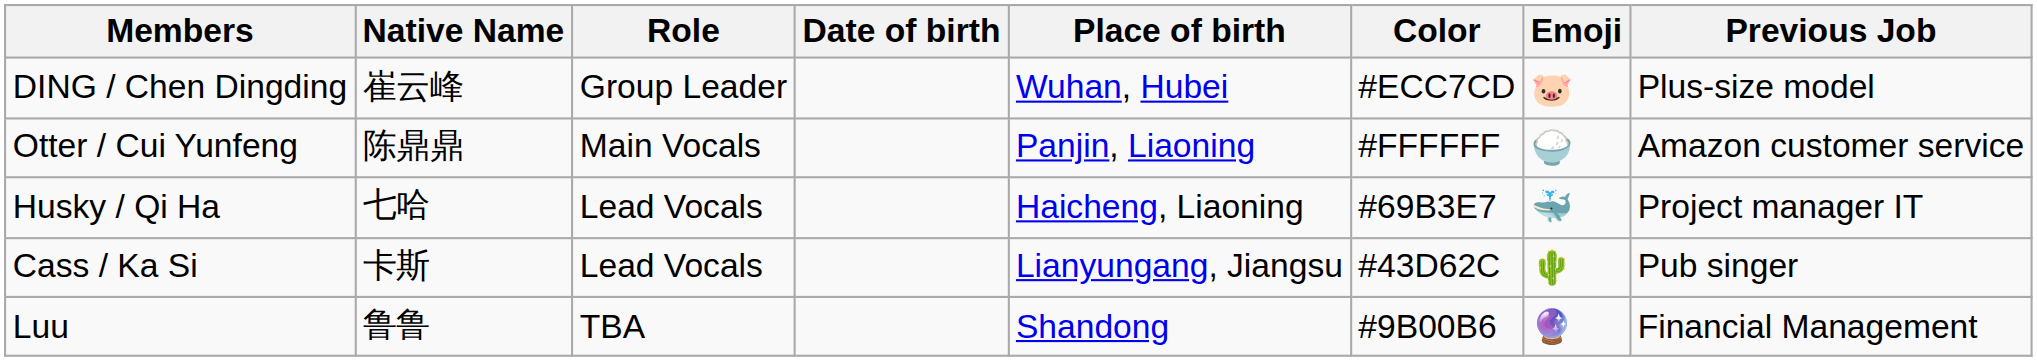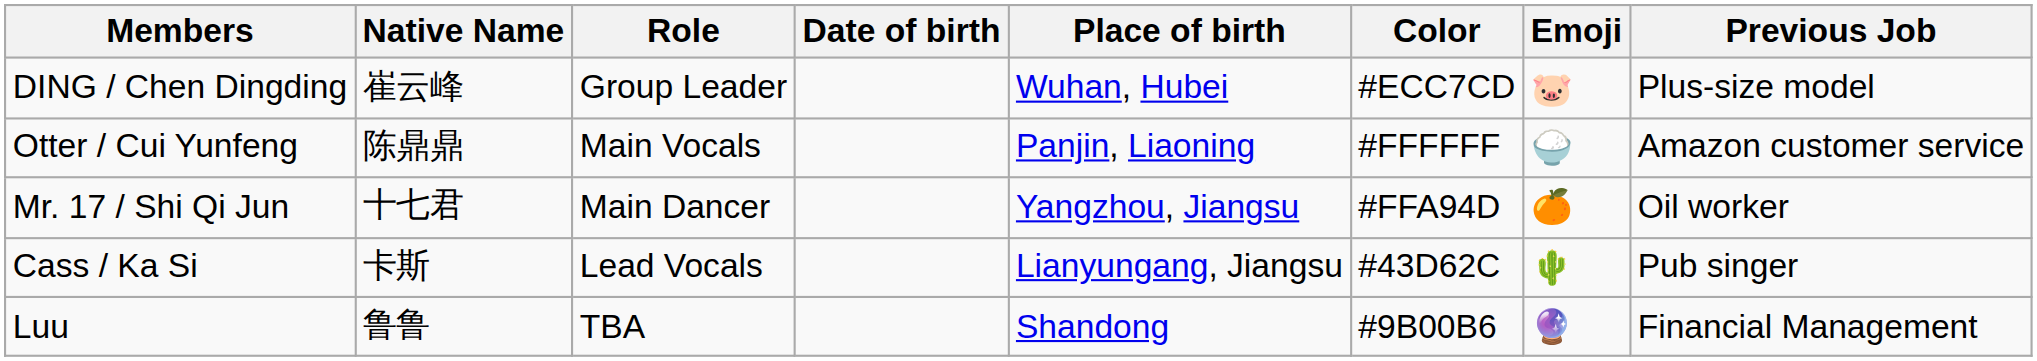- row: (116, 206)
+ row: (151, 206)
